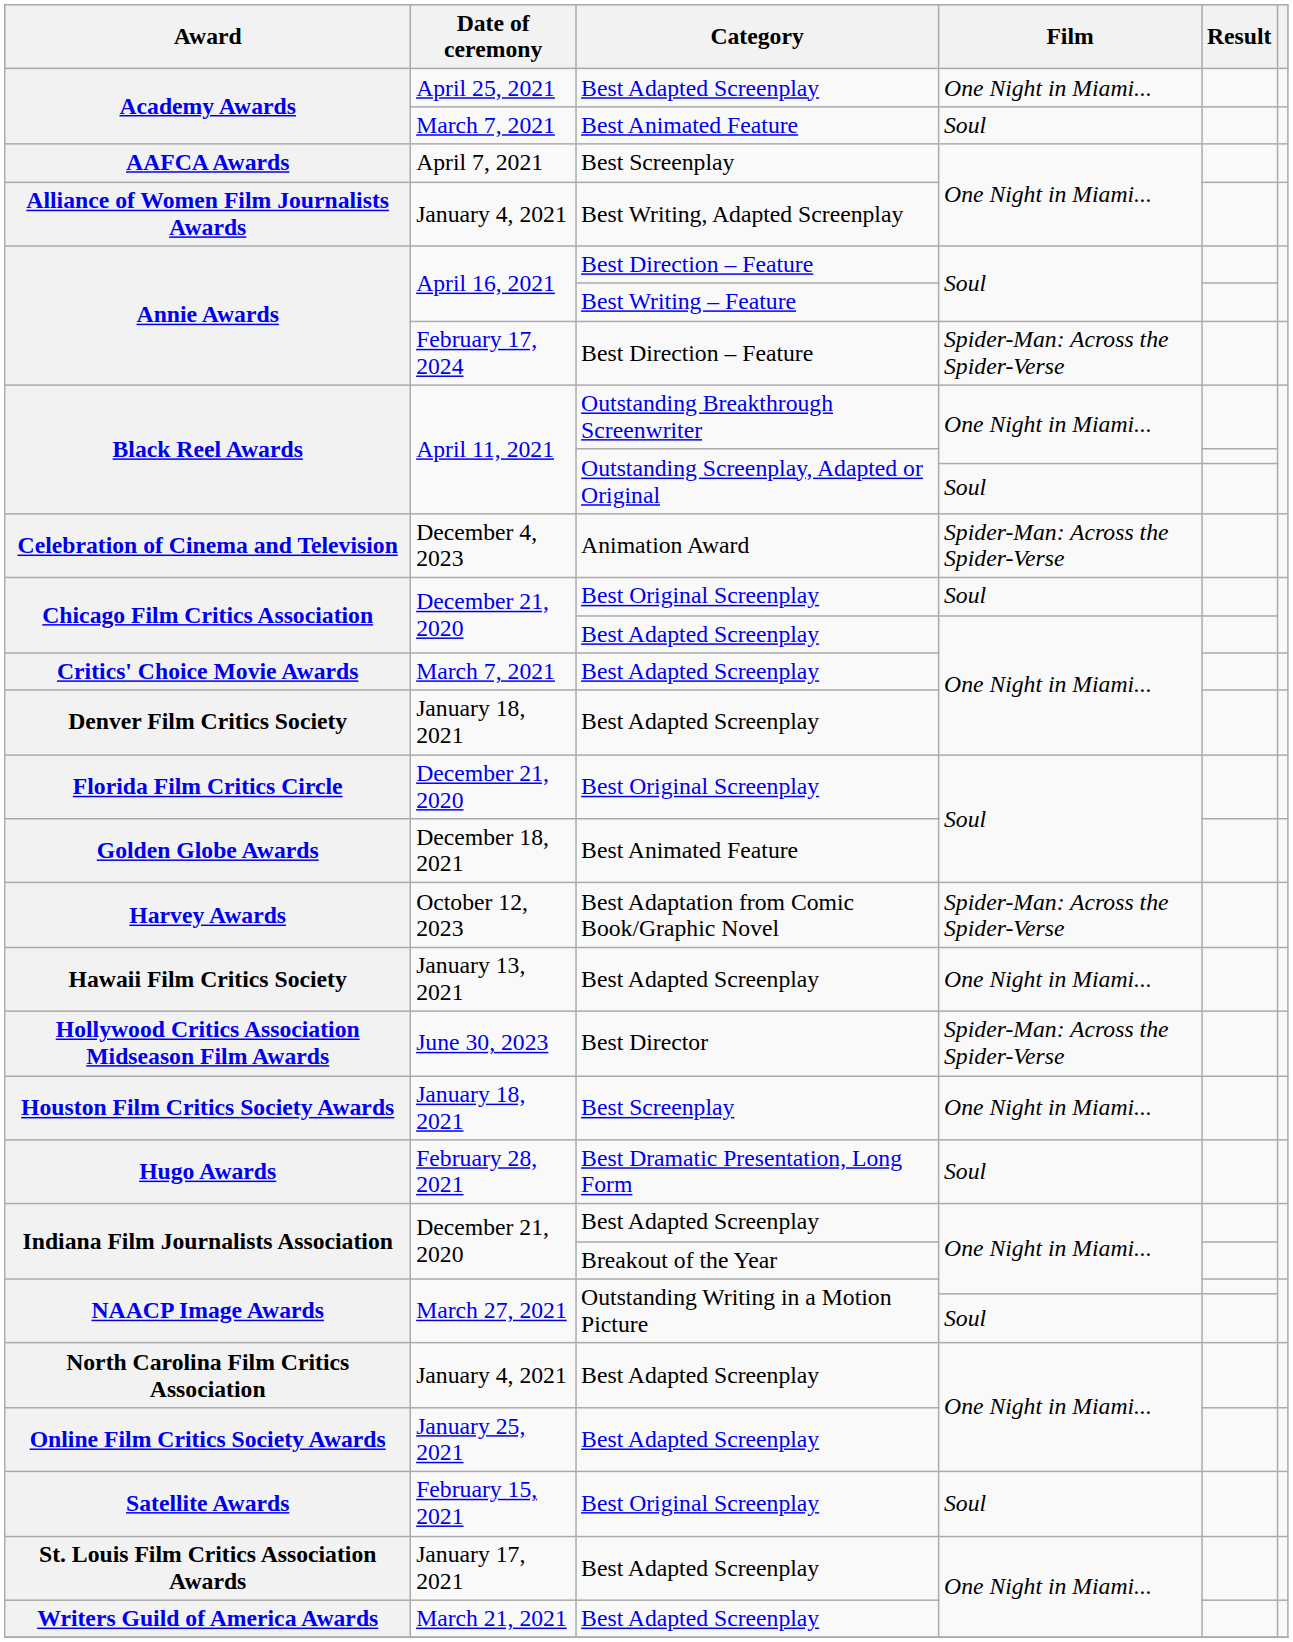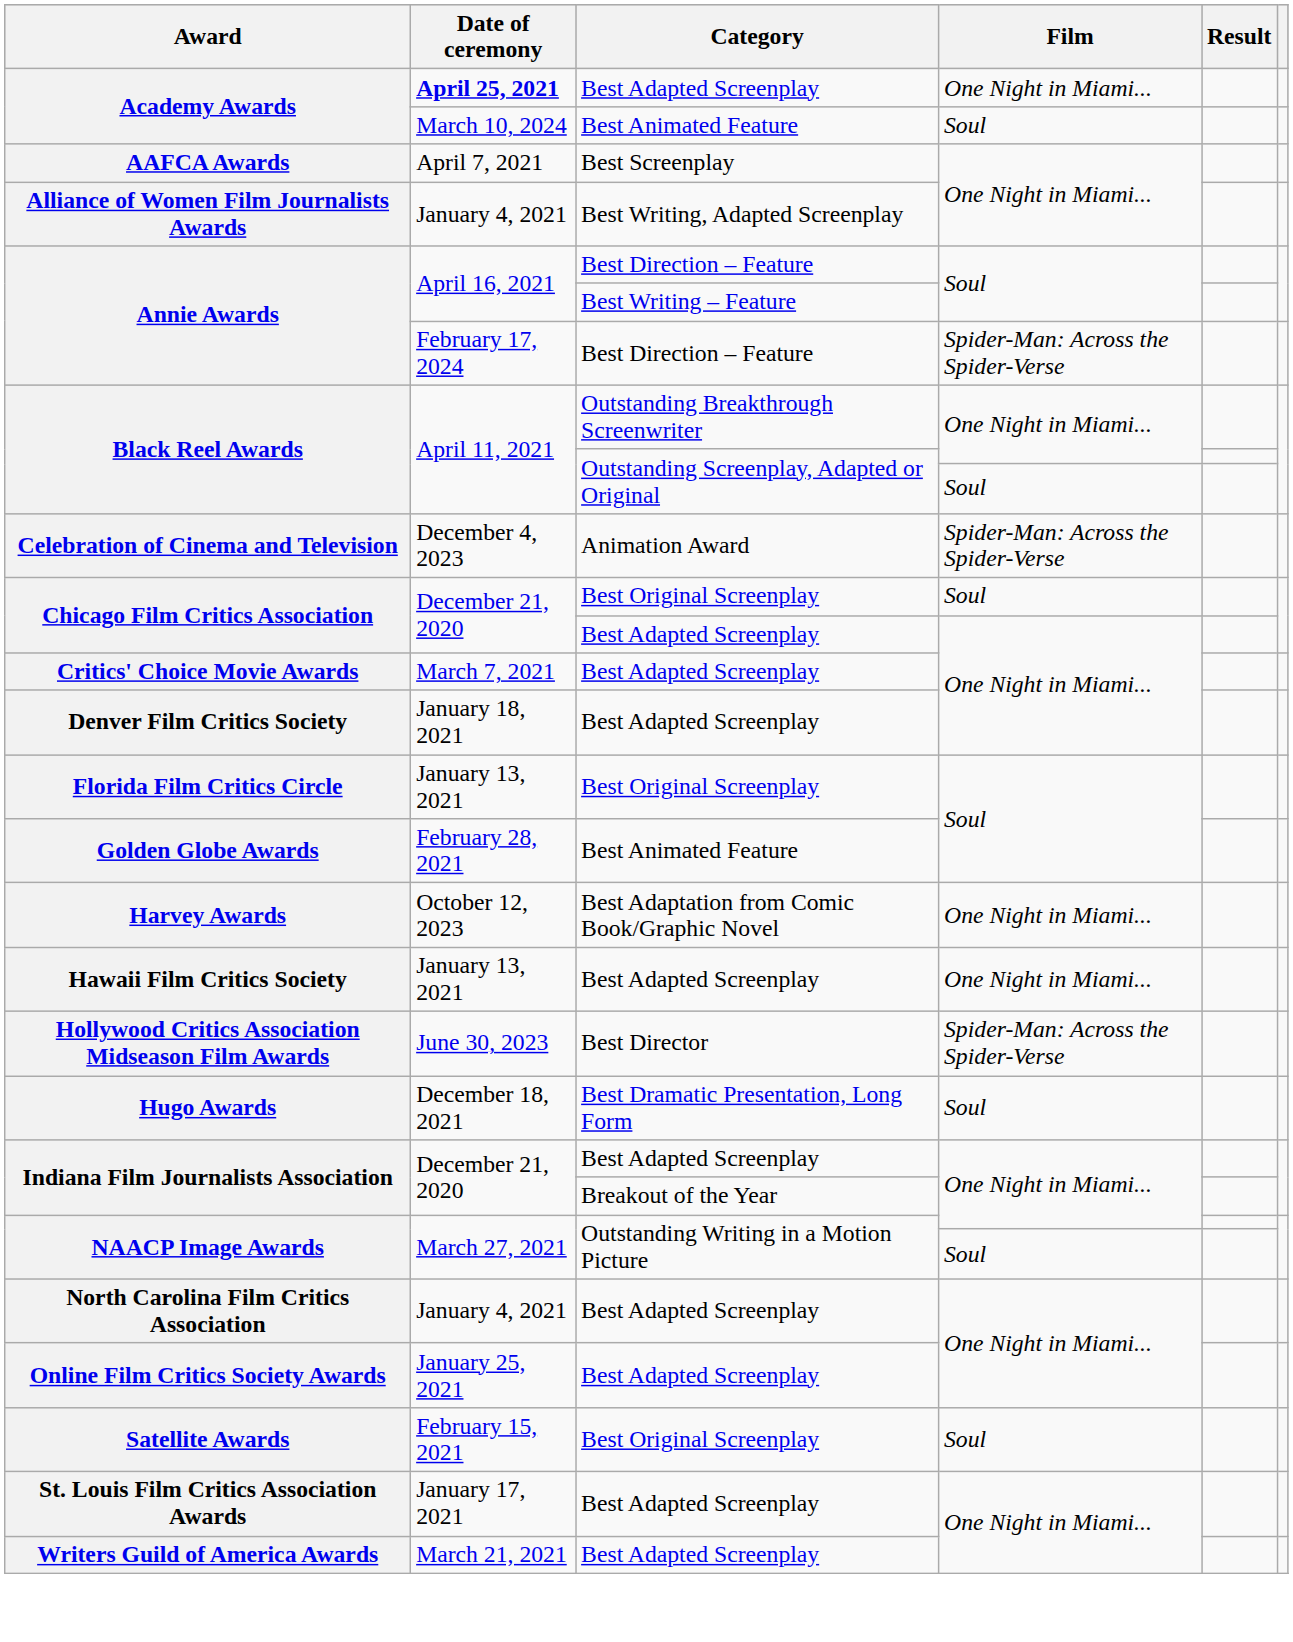(486, 87) normal -> (488, 87) bold
(486, 125) March 7, 2021 -> (491, 125) March 10, 2024
(483, 786) December 21, 2020 -> (471, 786) January 13, 2021
(483, 850) December 18, 2021 -> (477, 850) February 28, 2021
(1056, 914) Spider-Man: Across the Spider-Verse -> (1048, 914) One Night in Miami...
- row: (208, 1107)
(477, 1171) February 28, 2021 -> (483, 1107) December 18, 2021
